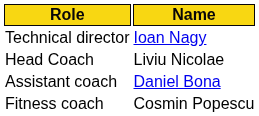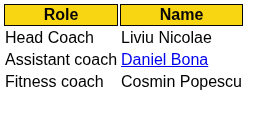- row: (67, 38)
